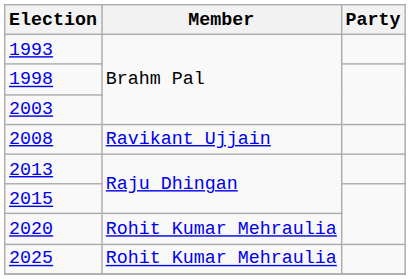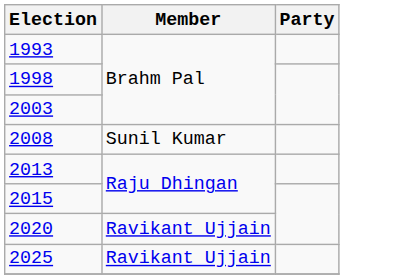(188, 139) Ravikant Ujjain -> (166, 139) Sunil Kumar
(221, 229) Rohit Kumar Mehraulia -> (188, 229) Ravikant Ujjain
(221, 259) Rohit Kumar Mehraulia -> (188, 259) Ravikant Ujjain
